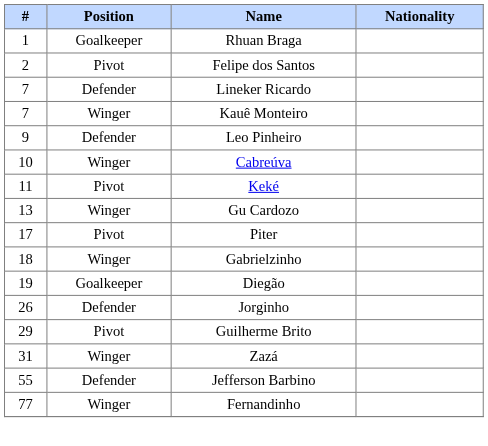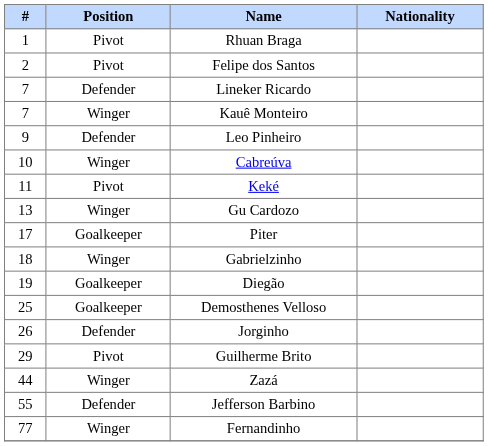(109, 40) Goalkeeper -> (108, 40) Pivot
(109, 234) Pivot -> (108, 234) Goalkeeper
+ row: (264, 307)
(25, 355) 31 -> (25, 380) 44
